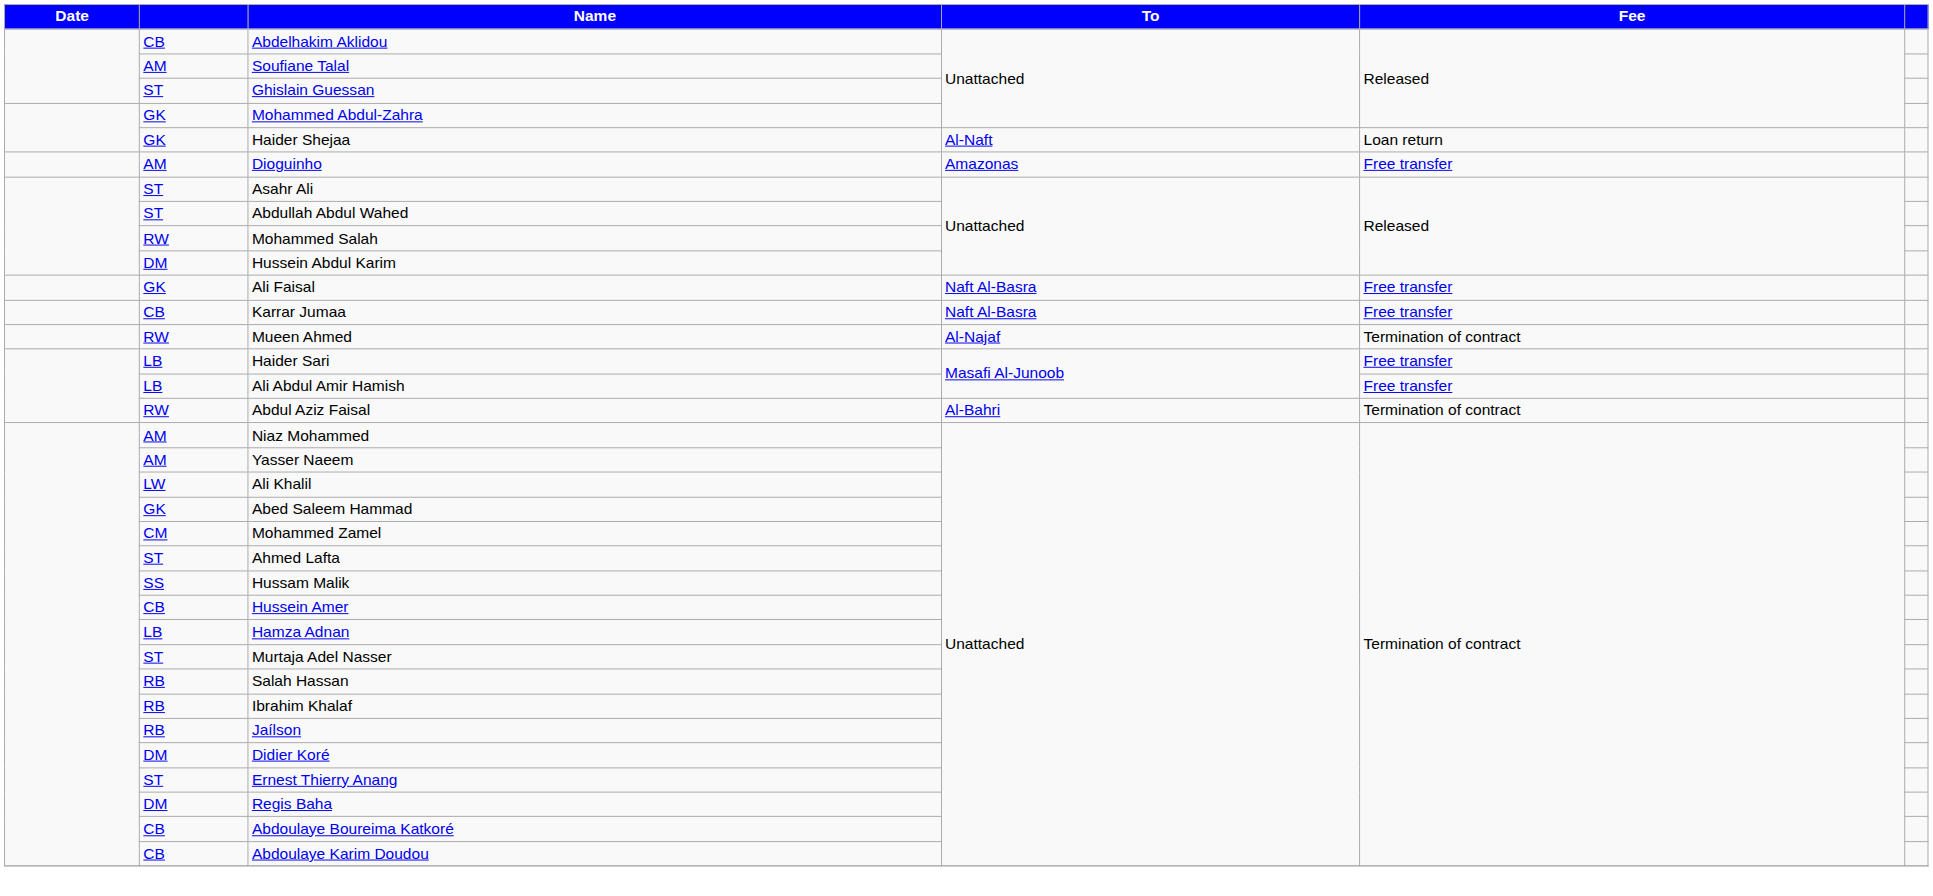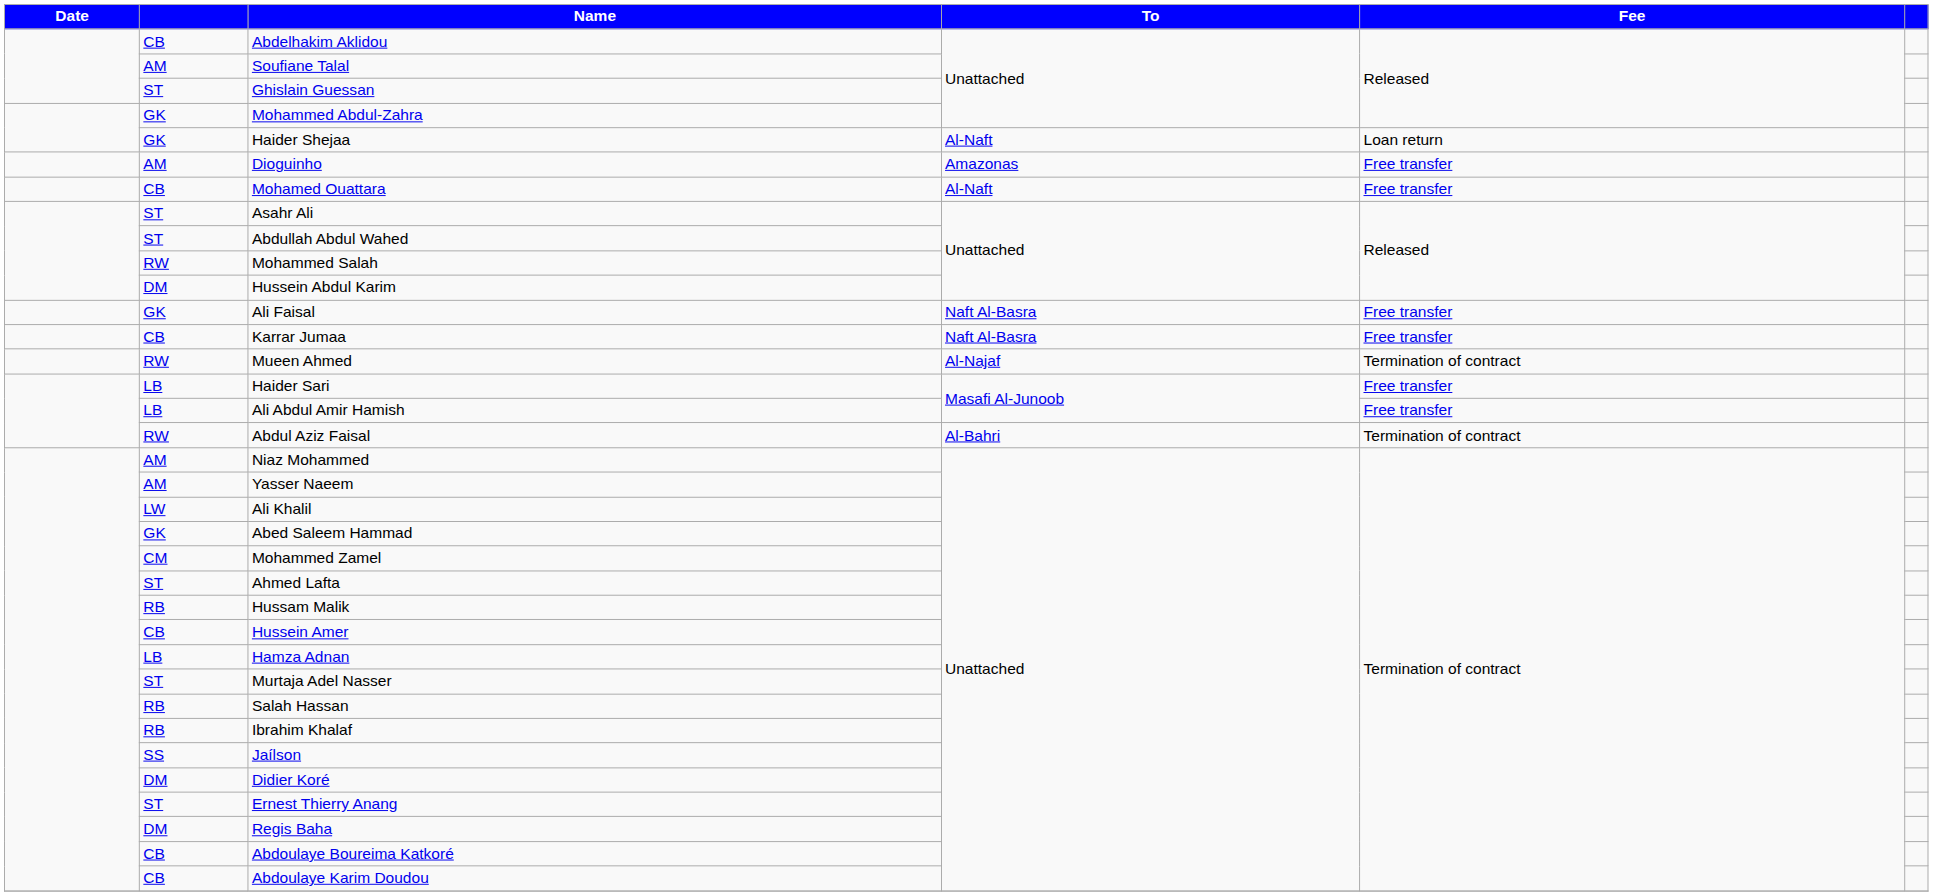+ row: (319, 189)
(154, 582) SS -> (154, 607) RB
(154, 730) RB -> (154, 755) SS
